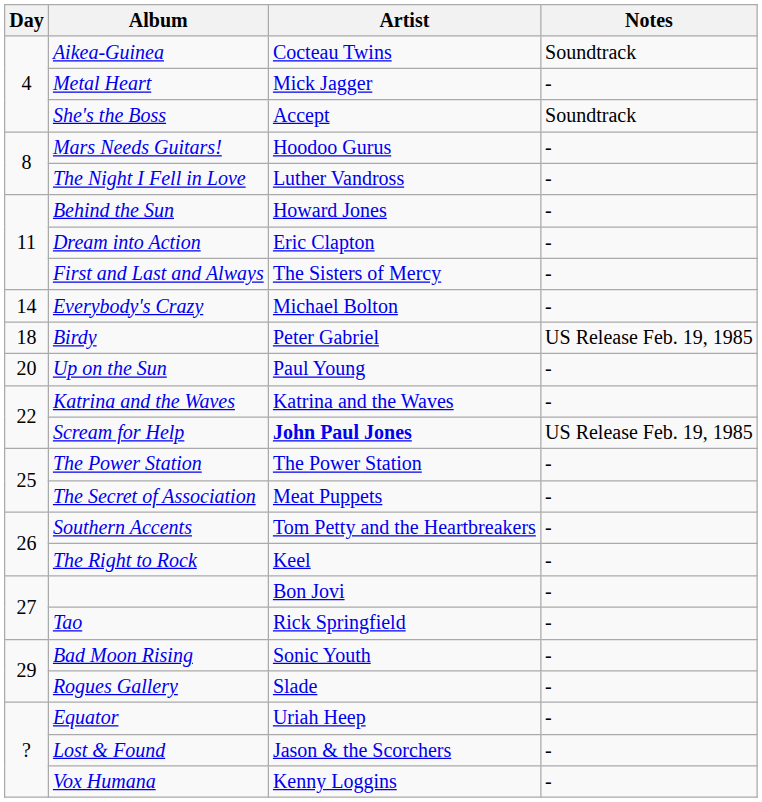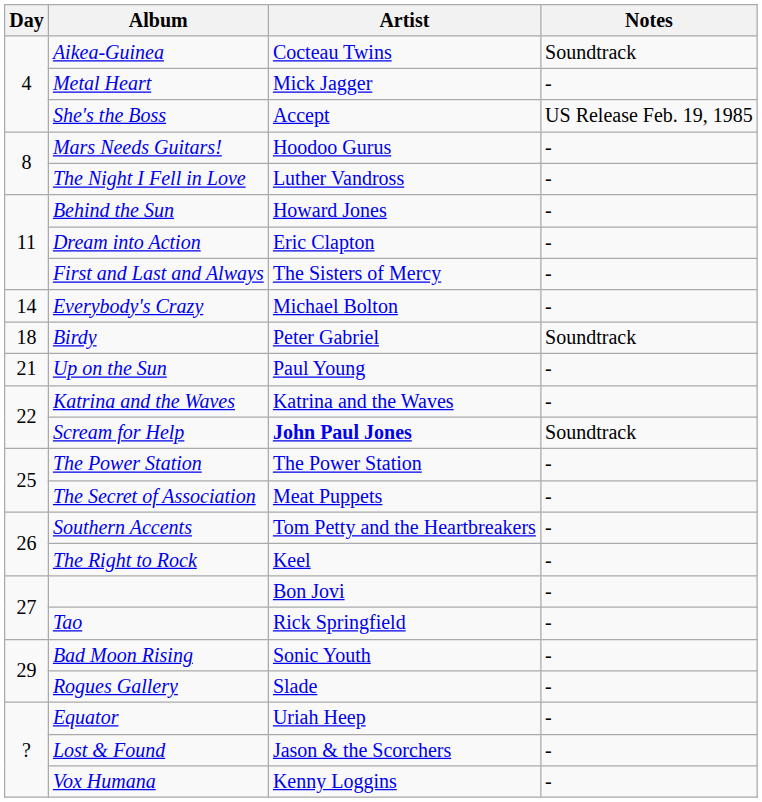(591, 115) Soundtrack -> (649, 115) US Release Feb. 19, 1985
(649, 337) US Release Feb. 19, 1985 -> (591, 337) Soundtrack
(26, 369) 20 -> (26, 369) 21
(649, 432) US Release Feb. 19, 1985 -> (591, 432) Soundtrack
